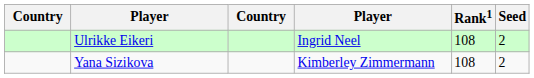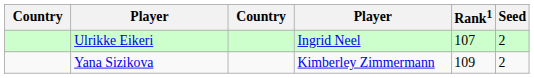(465, 40) 108 -> (465, 40) 107
(465, 62) 108 -> (465, 62) 109
